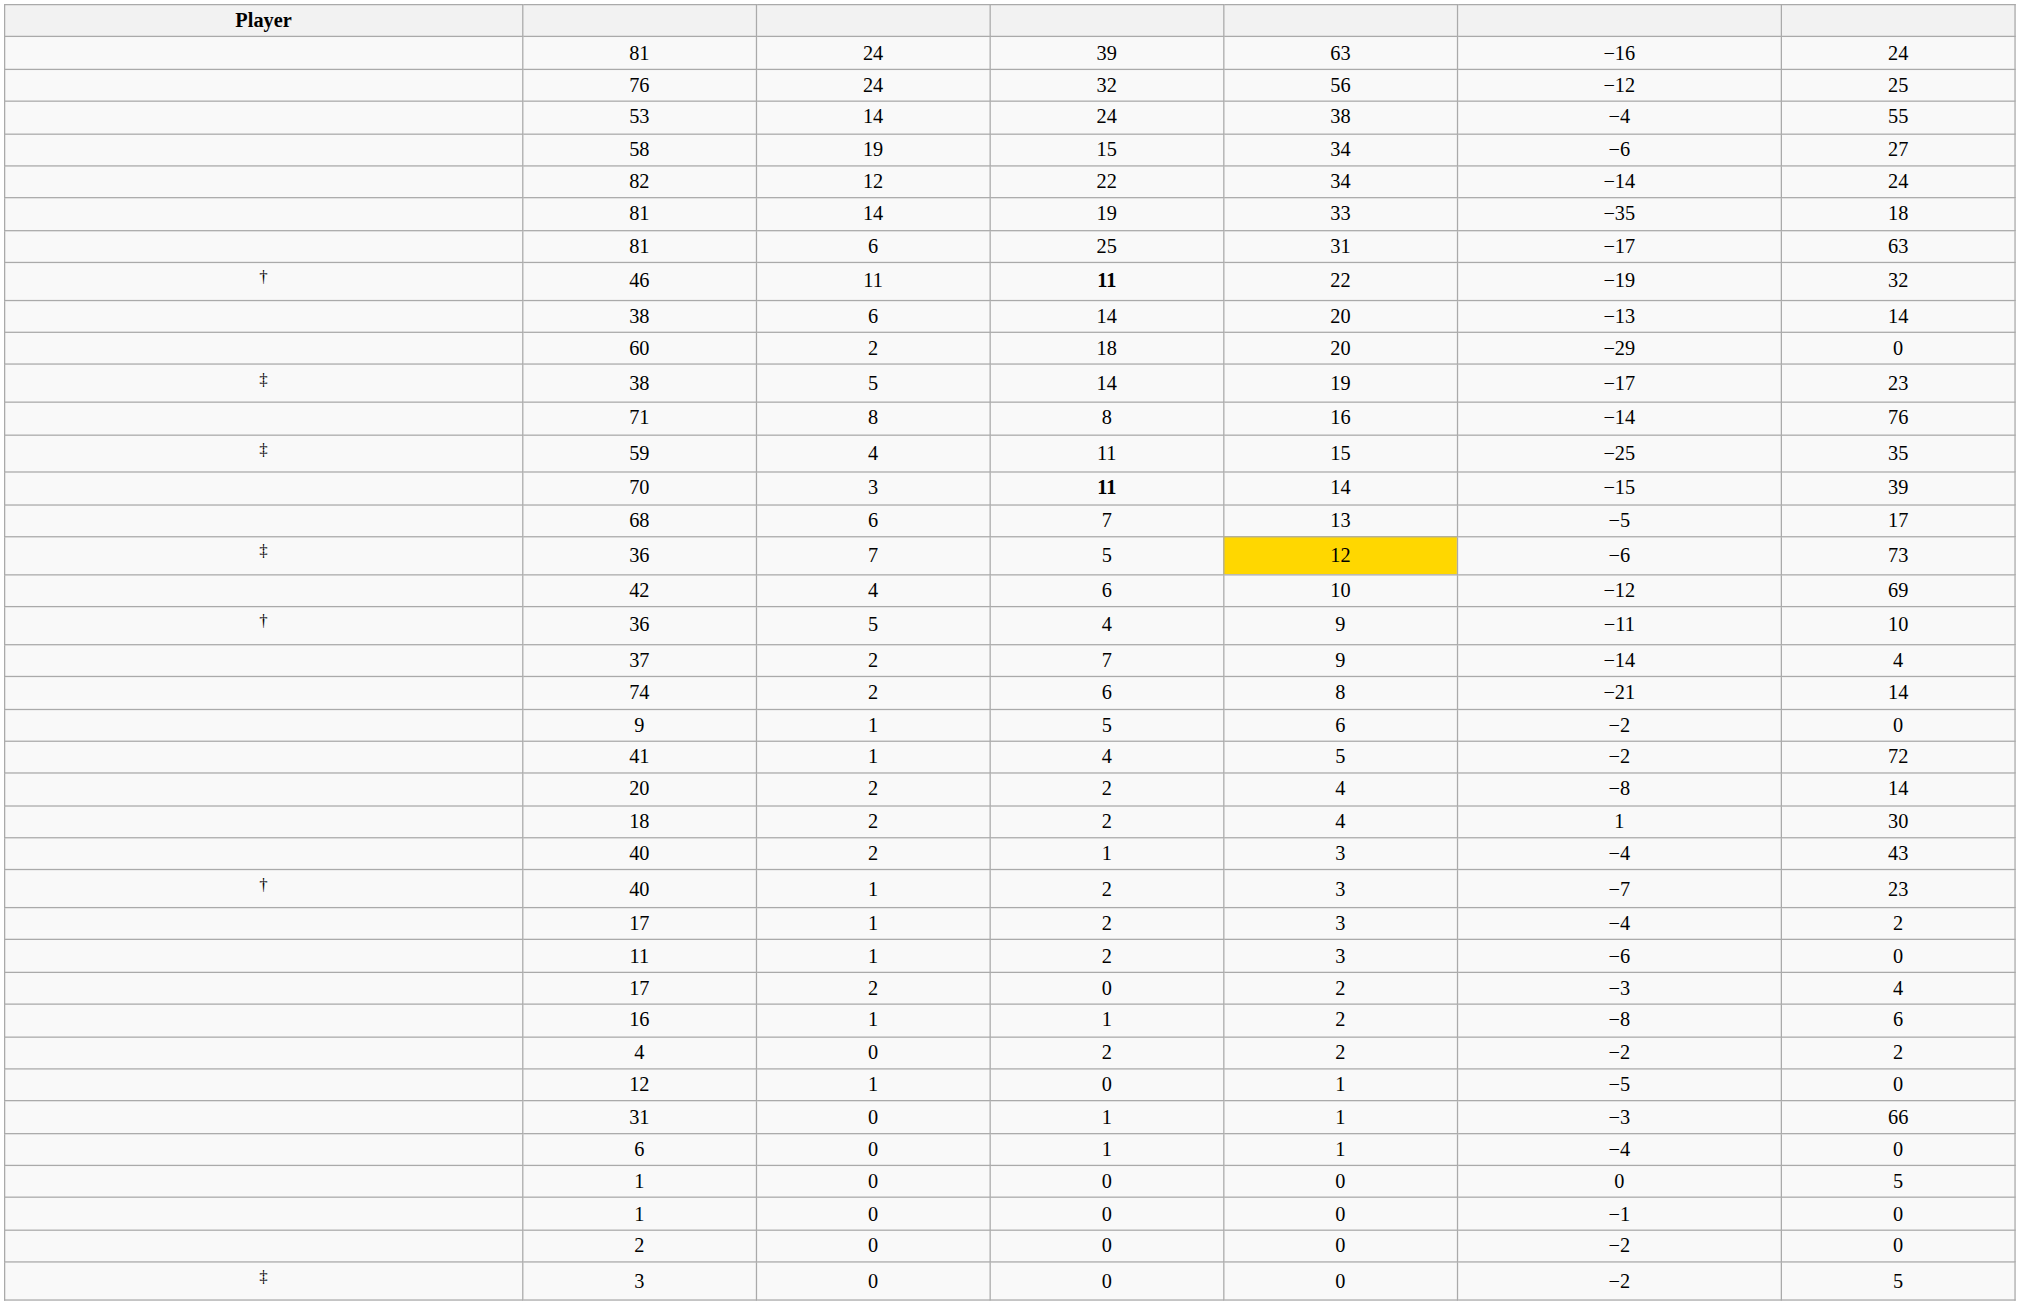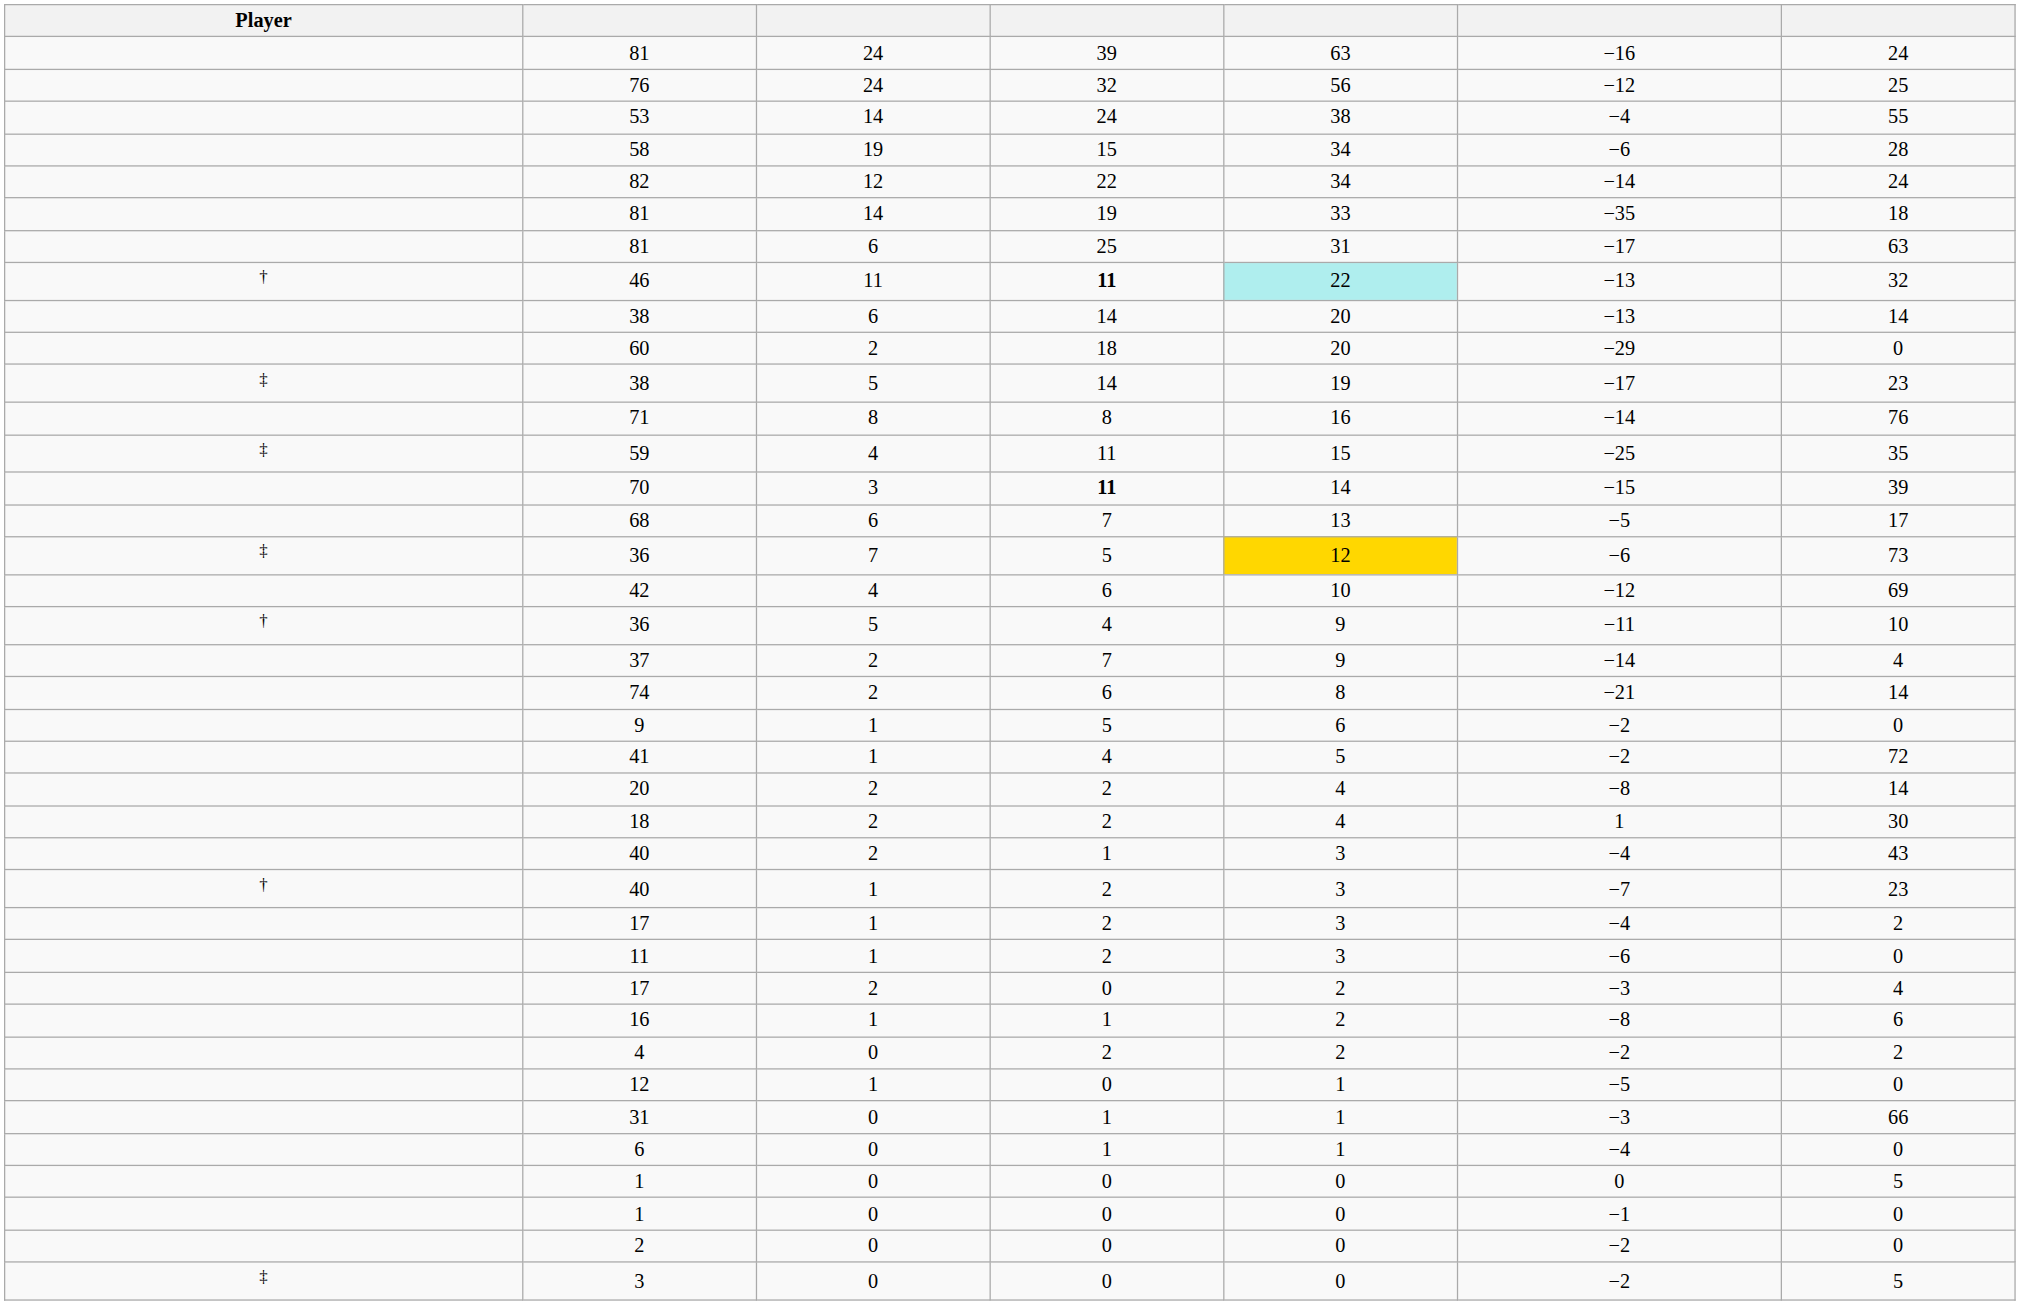(1898, 149) 27 -> (1898, 149) 28
(1340, 281) no background -> (1340, 281) paleturquoise background
(1619, 281) −19 -> (1619, 281) −13
